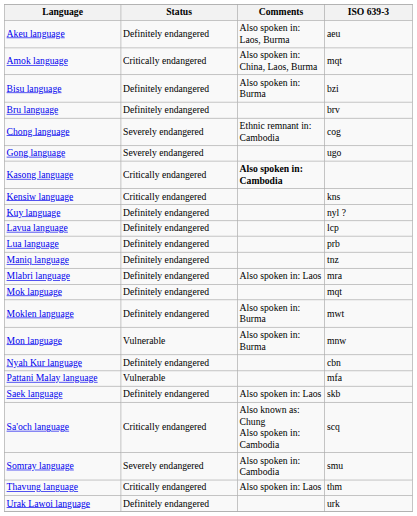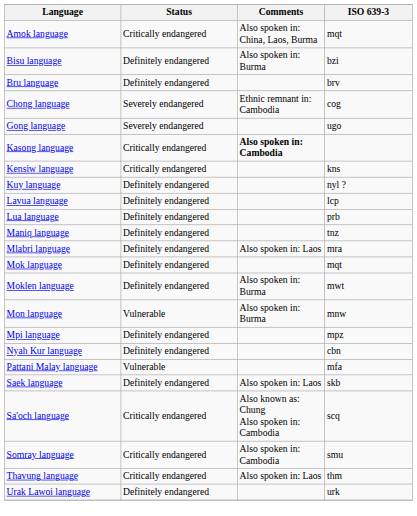- row: (36, 34)
+ row: (33, 335)
(163, 466) Severely endangered -> (165, 455) Critically endangered
